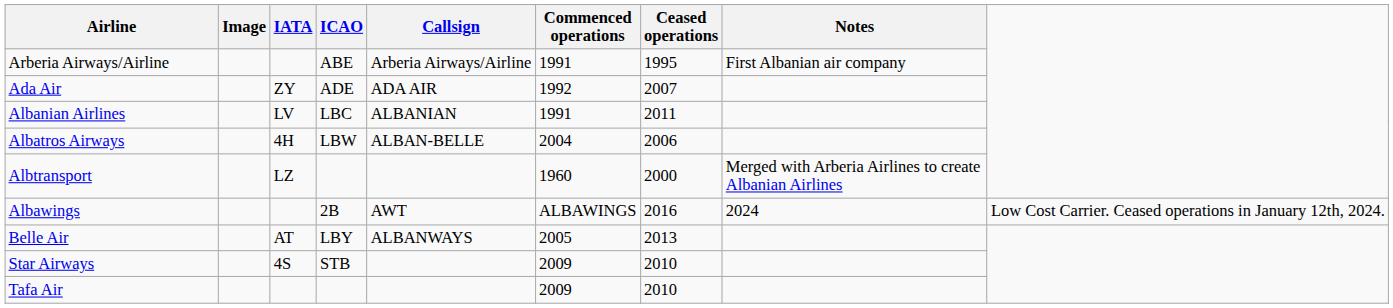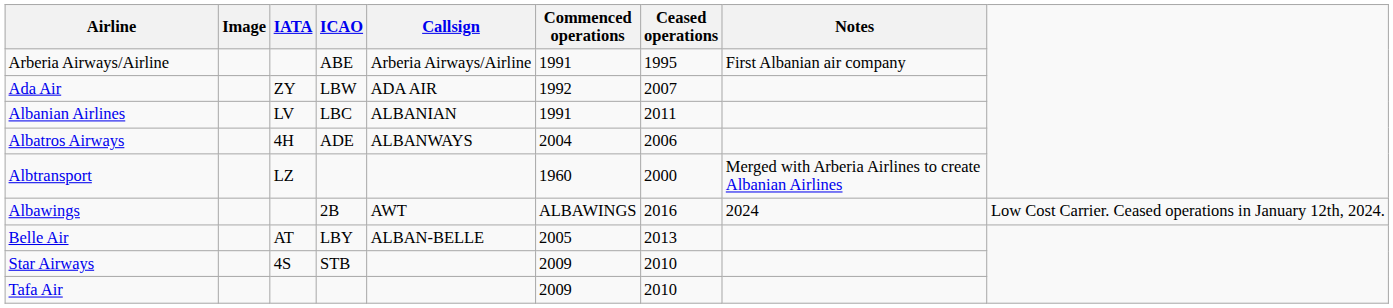(337, 88) ADE -> (338, 88) LBW
(338, 140) LBW -> (337, 140) ADE
(427, 140) ALBAN-BELLE -> (422, 140) ALBANWAYS
(422, 237) ALBANWAYS -> (427, 237) ALBAN-BELLE
